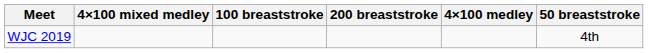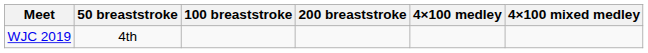columns swapped: (590, 15) <-> (143, 15)
